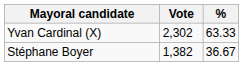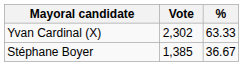(178, 52) 1,382 -> (178, 52) 1,385
